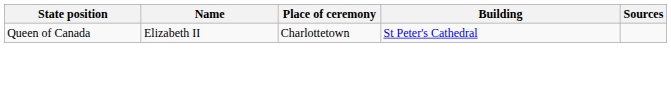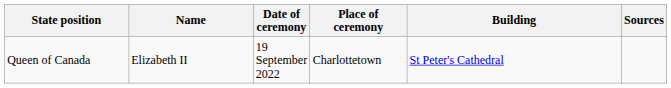+ column: (281, 20)
